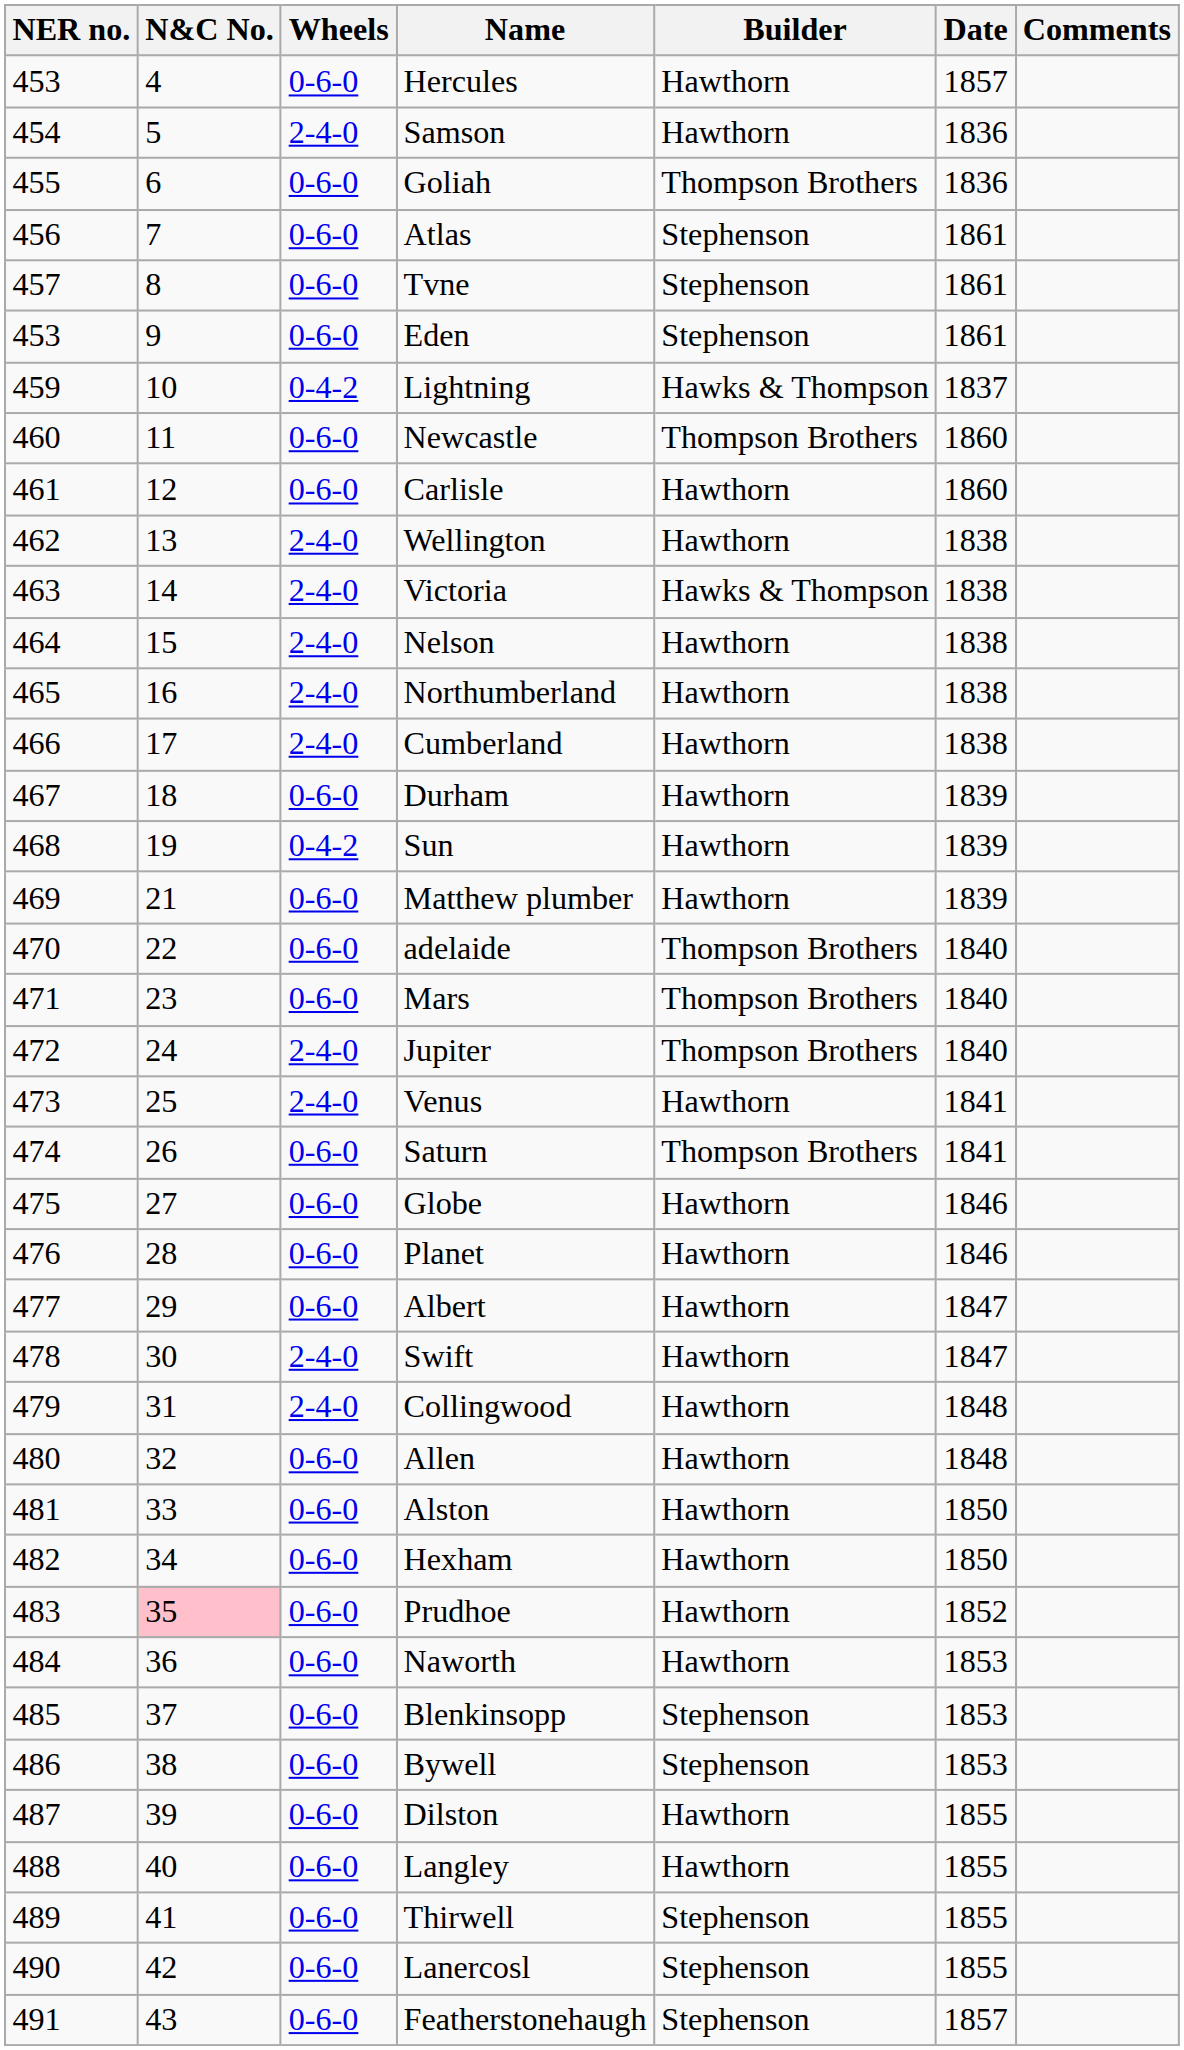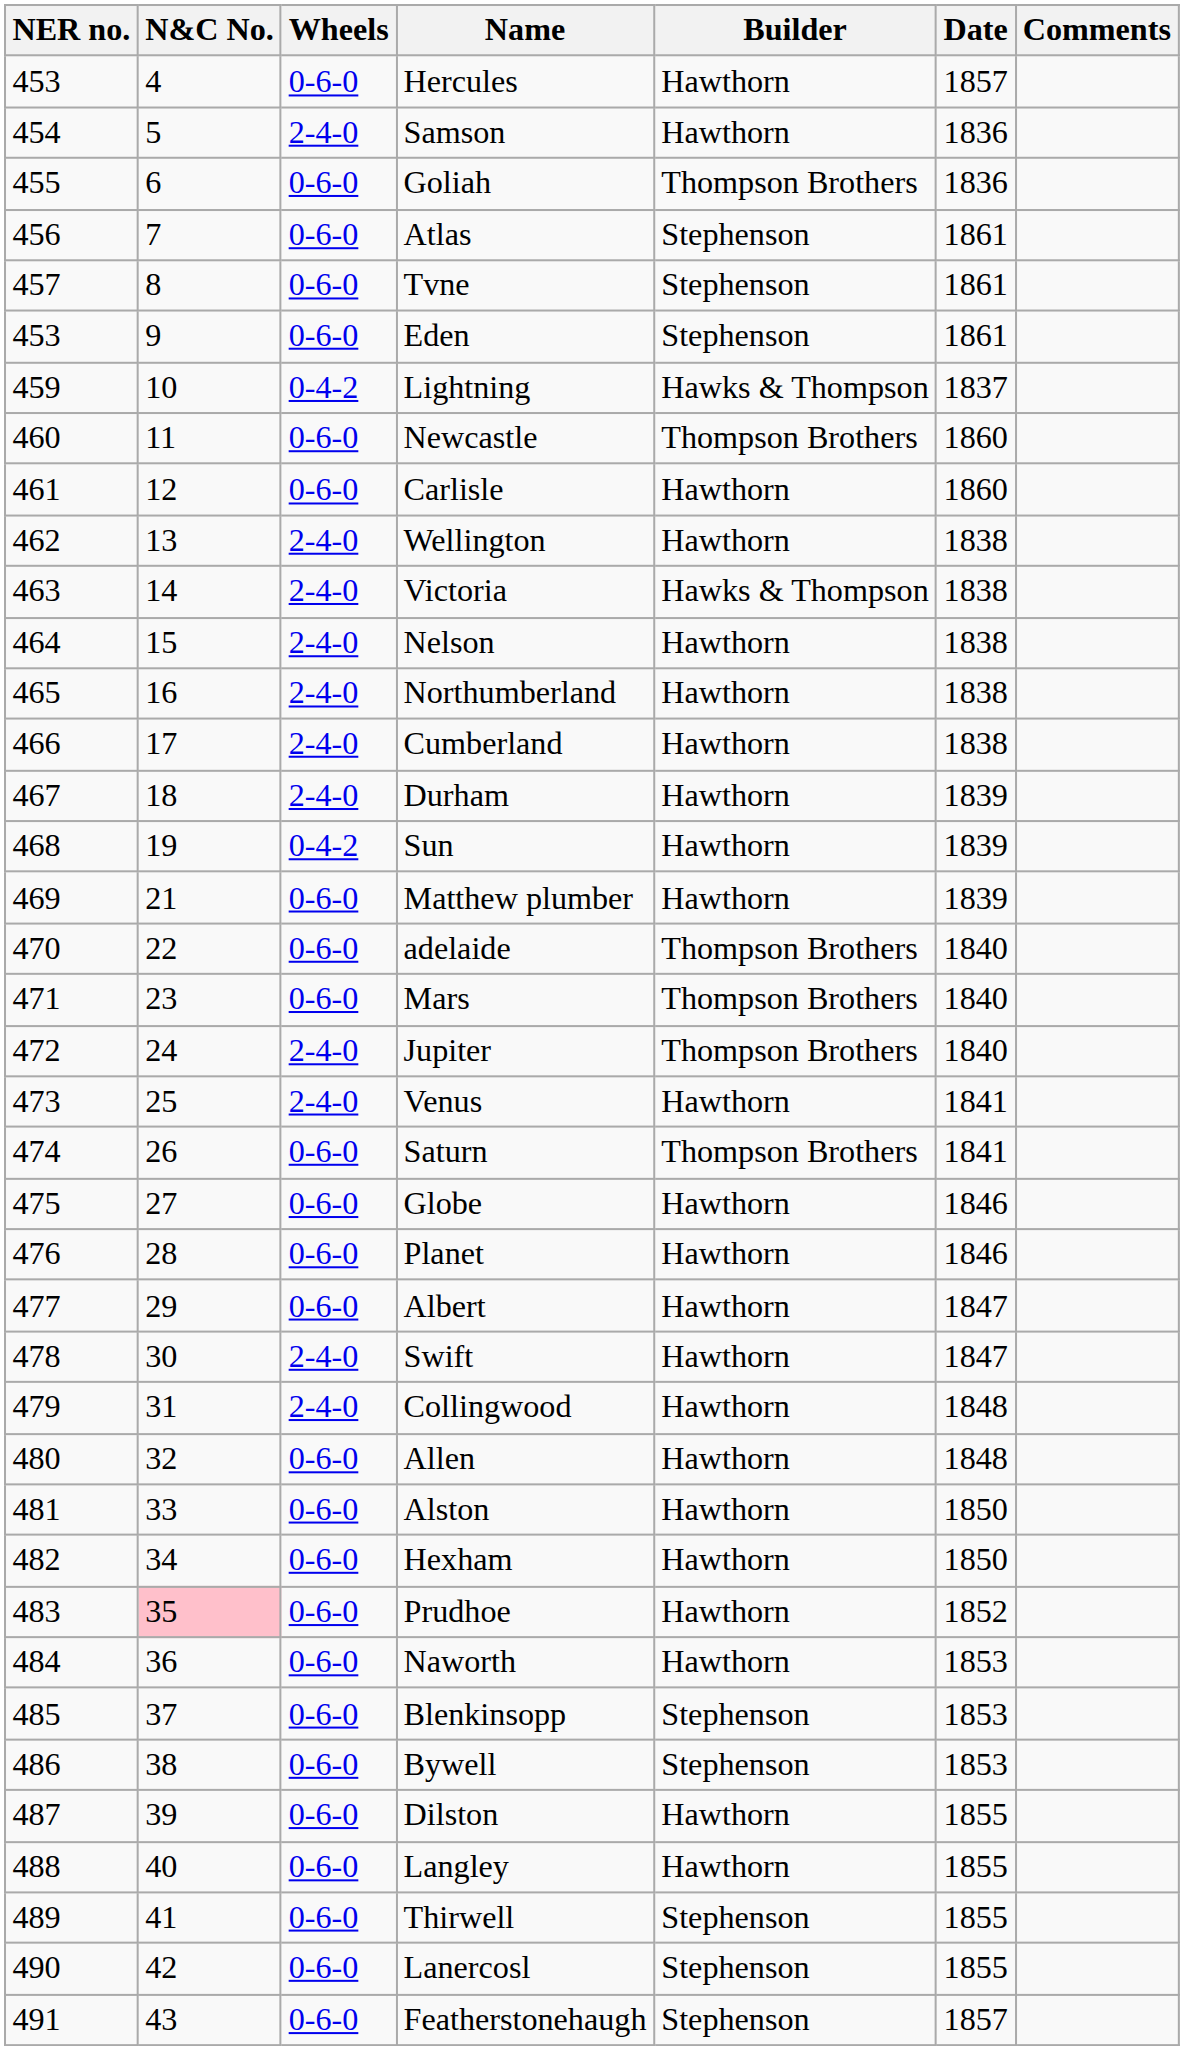(323, 795) 0-6-0 -> (323, 795) 2-4-0
